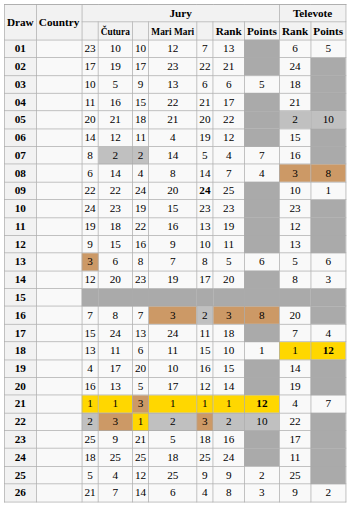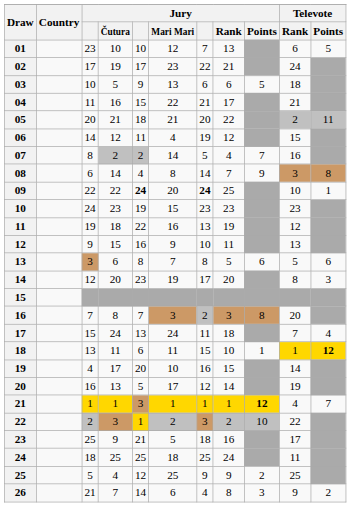(328, 119) 10 -> (328, 119) 11
(262, 173) 4 -> (262, 173) 9
(141, 191) normal -> (141, 191) bold
